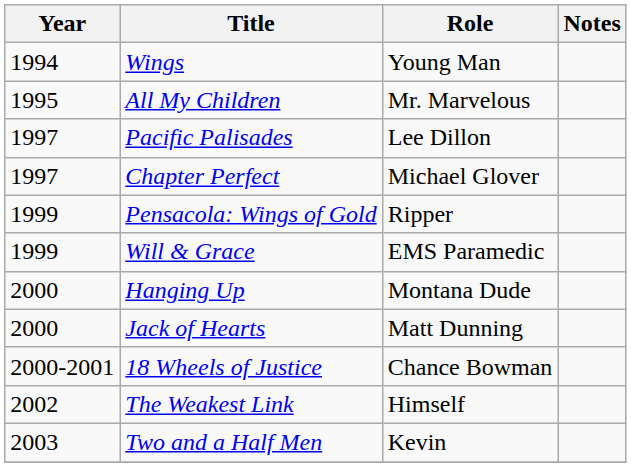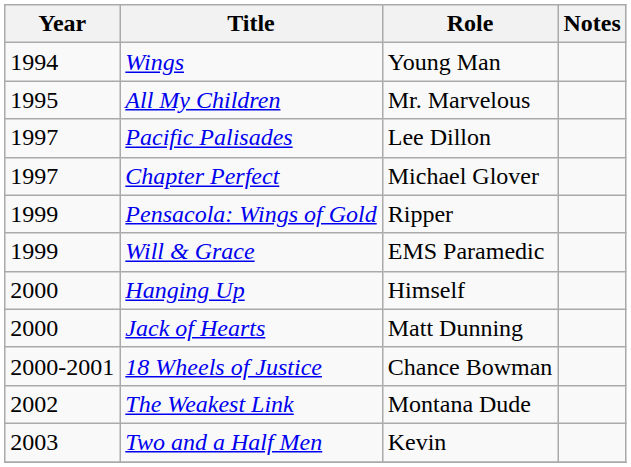(459, 289) Montana Dude -> (426, 289) Himself
(426, 404) Himself -> (459, 404) Montana Dude
